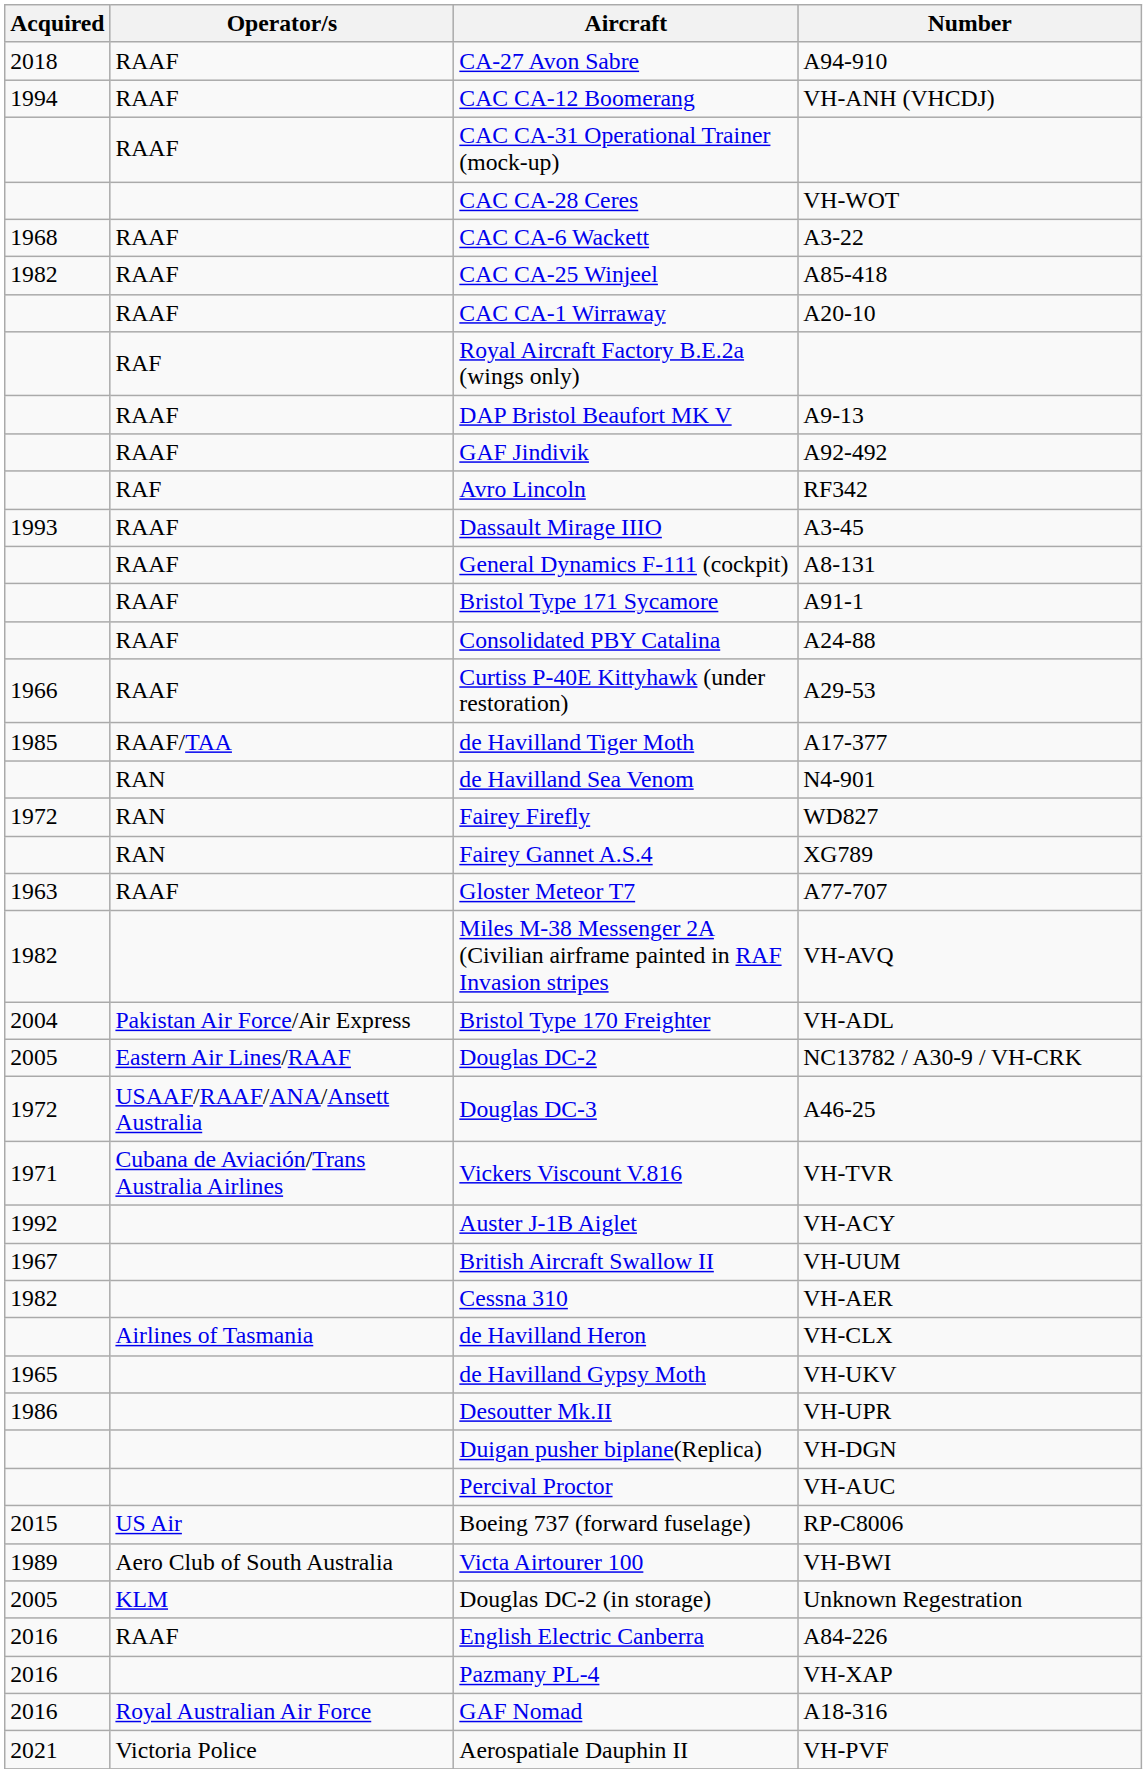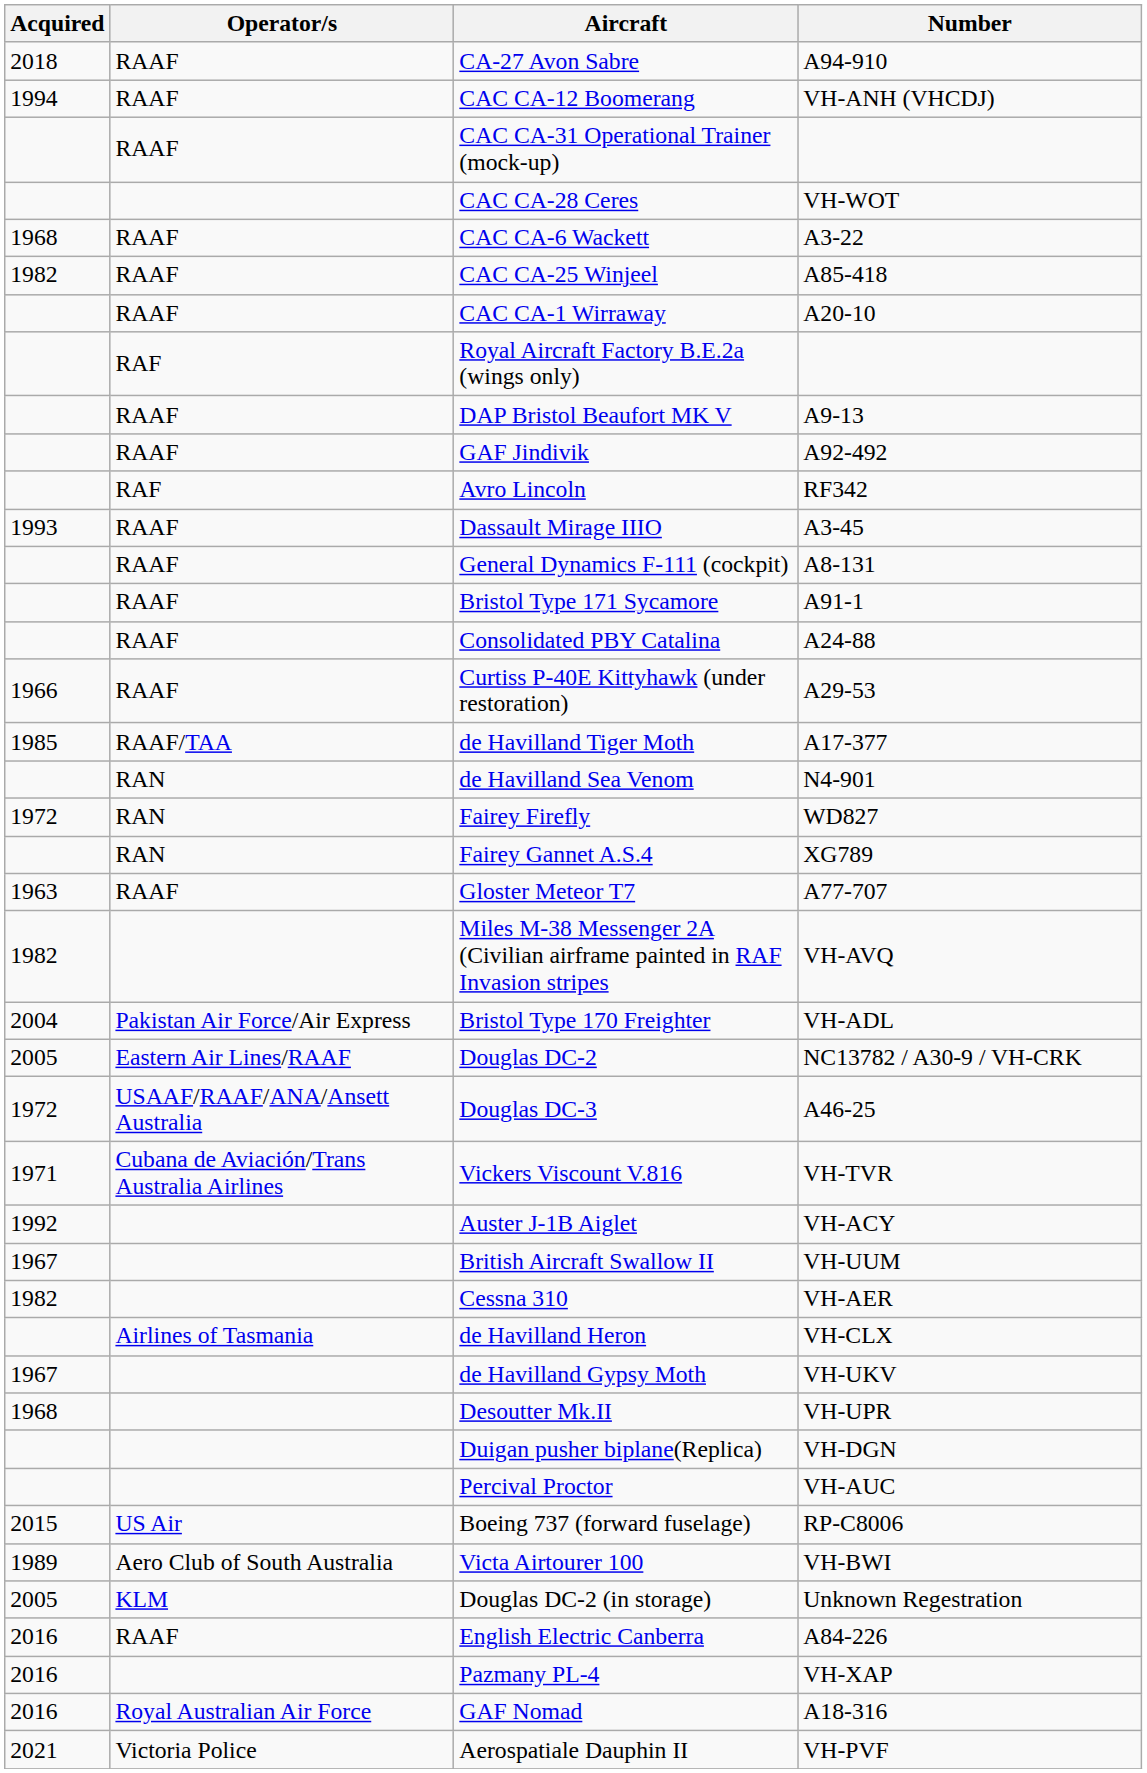(34, 1373) 1965 -> (34, 1373) 1967
(34, 1411) 1986 -> (34, 1411) 1968
